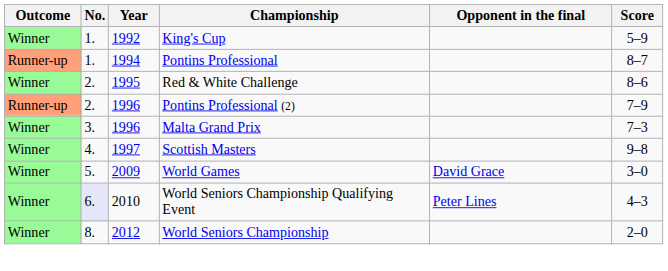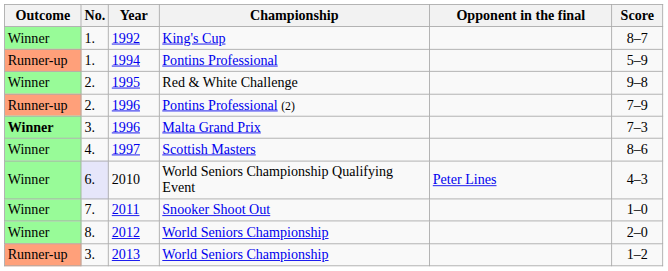(637, 37) 5–9 -> (637, 37) 8–7
(637, 60) 8–7 -> (637, 60) 5–9
(637, 82) 8–6 -> (637, 82) 9–8
(29, 127) normal -> (31, 127) bold
(637, 149) 9–8 -> (637, 149) 8–6
- row: (126, 171)
+ row: (126, 210)
+ row: (126, 254)
